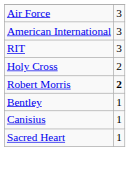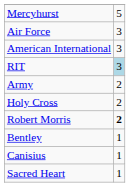+ row: (33, 13)
(119, 48) no background -> (119, 66) lightblue background
+ row: (20, 84)
